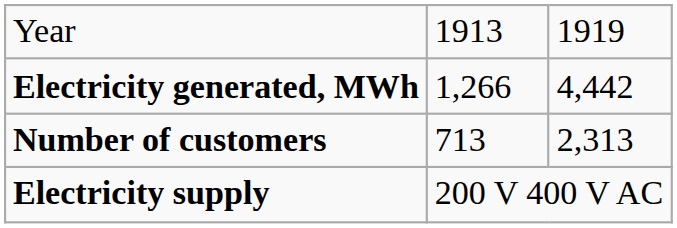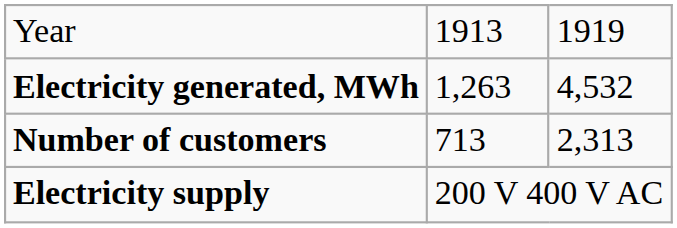(473, 85) 1,266 -> (473, 85) 1,263
(595, 85) 4,442 -> (595, 85) 4,532
